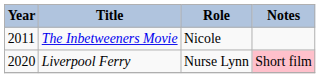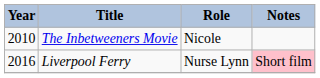(21, 38) 2011 -> (21, 38) 2010
(21, 61) 2020 -> (21, 61) 2016
